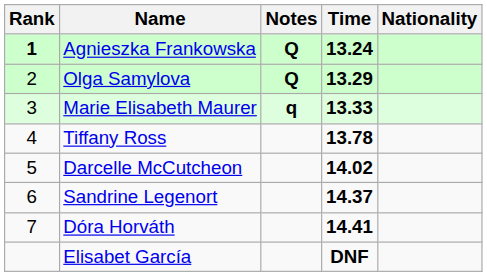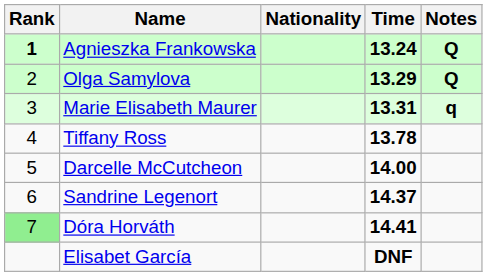columns swapped: (429, 19) <-> (291, 19)
(350, 108) 13.33 -> (393, 108) 13.31
(350, 167) 14.02 -> (393, 167) 14.00
(32, 227) no background -> (32, 227) lightgreen background
